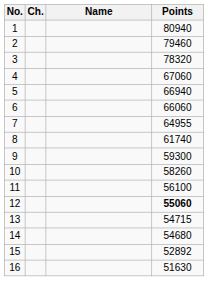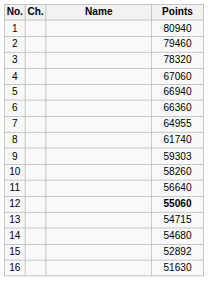(177, 108) 66060 -> (177, 108) 66360
(177, 156) 59300 -> (177, 156) 59303
(177, 188) 56100 -> (177, 188) 56640
